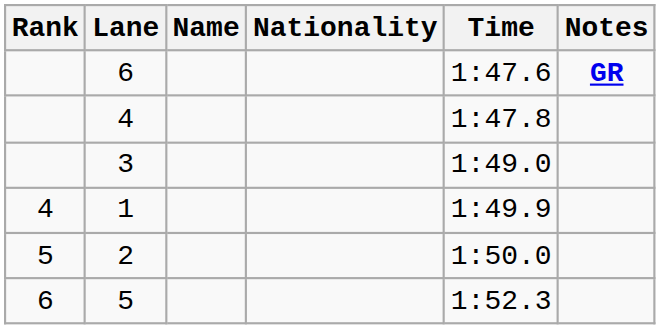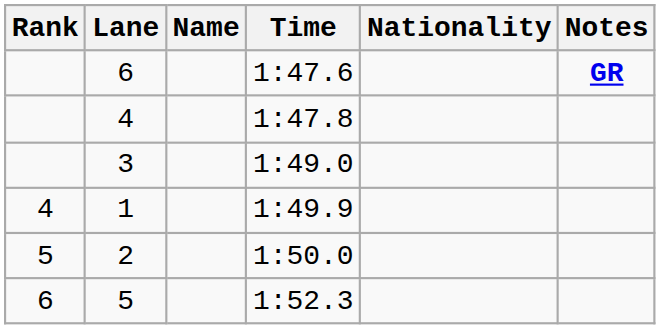columns swapped: (345, 28) <-> (501, 28)
